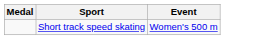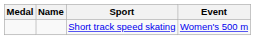+ column: (51, 12)
